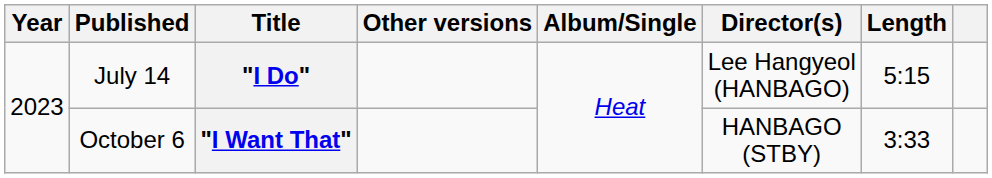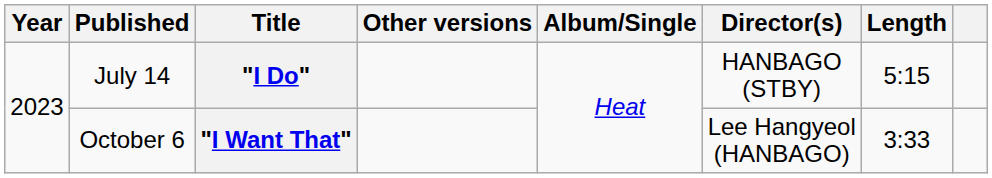(782, 75) Lee Hangyeol (HANBAGO) -> (782, 75) HANBAGO (STBY)
(782, 140) HANBAGO (STBY) -> (782, 140) Lee Hangyeol (HANBAGO)
